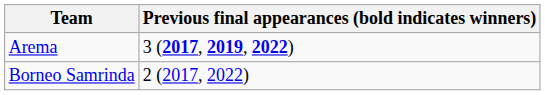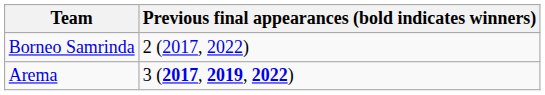rows swapped: (72, 75) <-> (33, 47)
